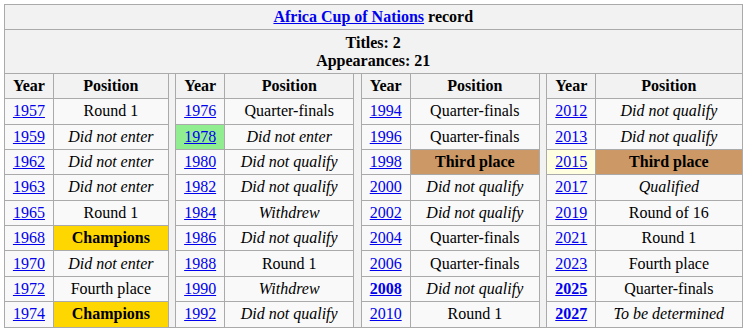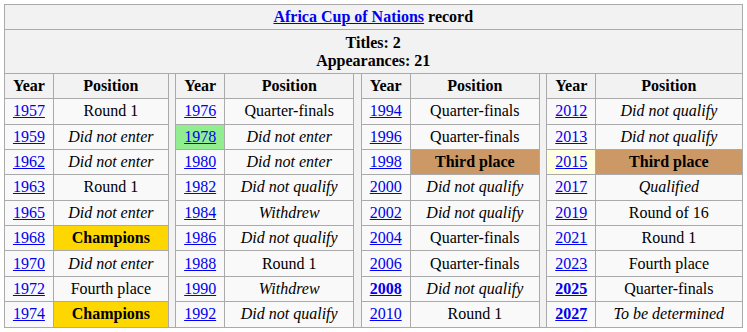(289, 162) Did not qualify -> (289, 162) Did not enter
(111, 187) Did not enter -> (111, 187) Round 1
(111, 212) Round 1 -> (111, 212) Did not enter
